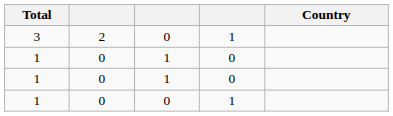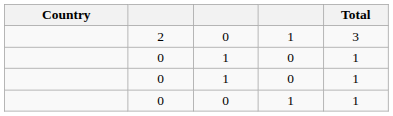columns swapped: (326, 15) <-> (37, 15)
